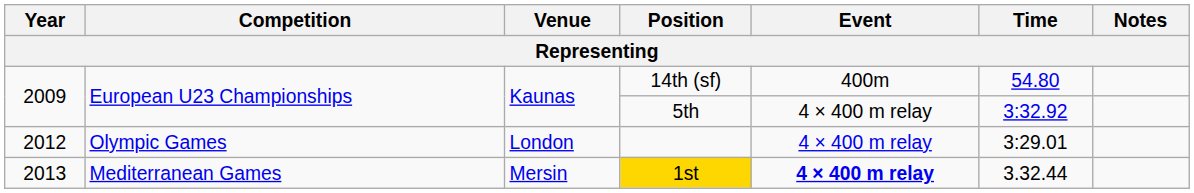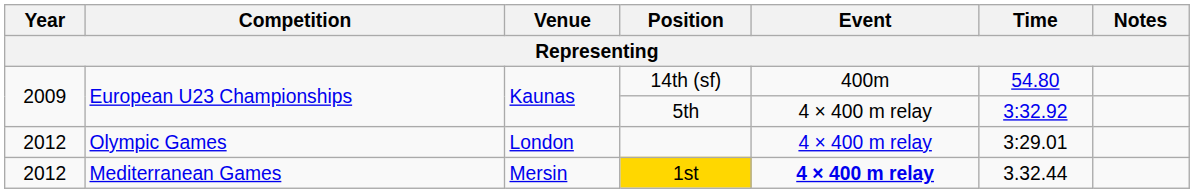(45, 173) 2013 -> (45, 173) 2012
